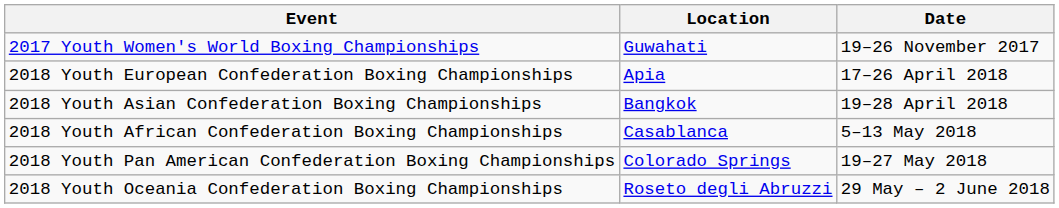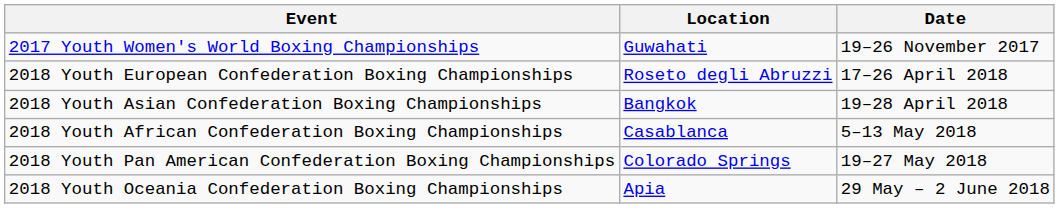(644, 76) Apia -> (728, 76) Roseto degli Abruzzi
(728, 189) Roseto degli Abruzzi -> (644, 189) Apia
